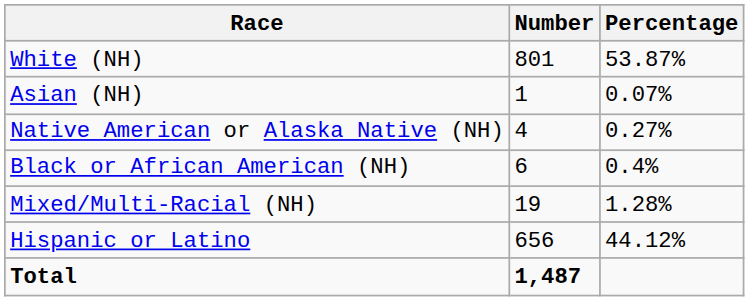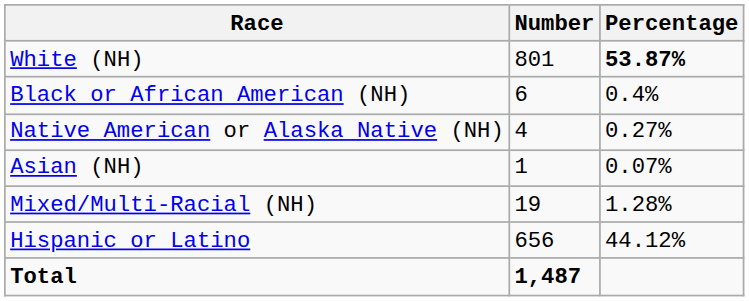(645, 59) normal -> (645, 59) bold
rows swapped: (210, 168) <-> (77, 95)
